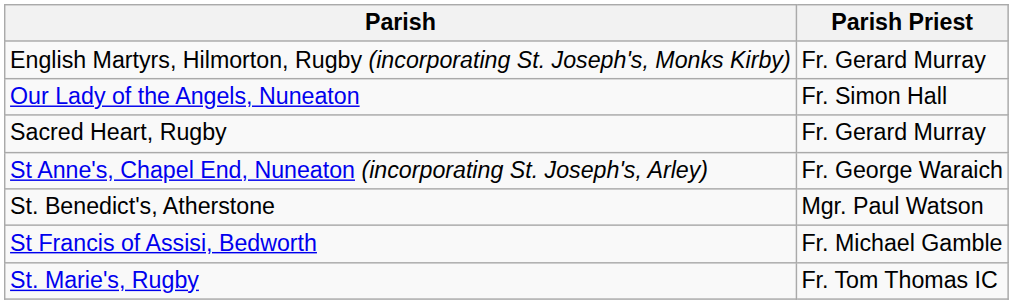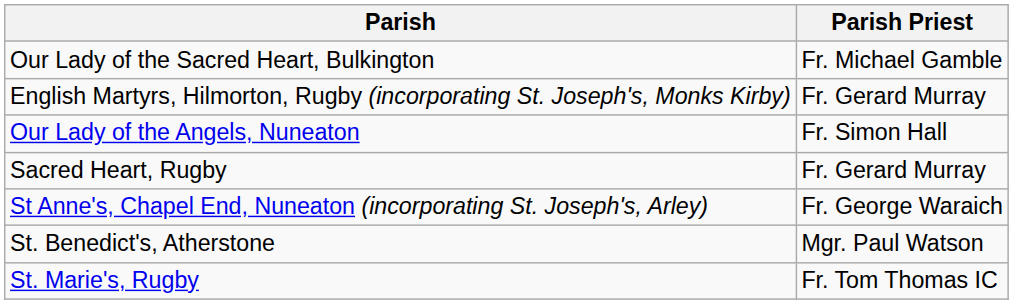+ row: (222, 59)
- row: (164, 243)
